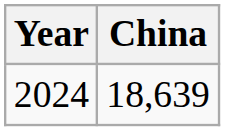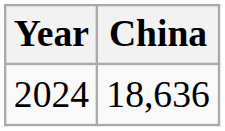(158, 93) 18,639 -> (158, 93) 18,636
